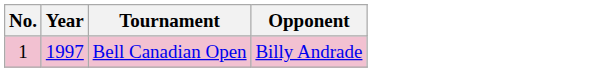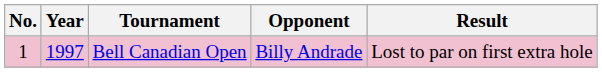+ column: (482, 20)
